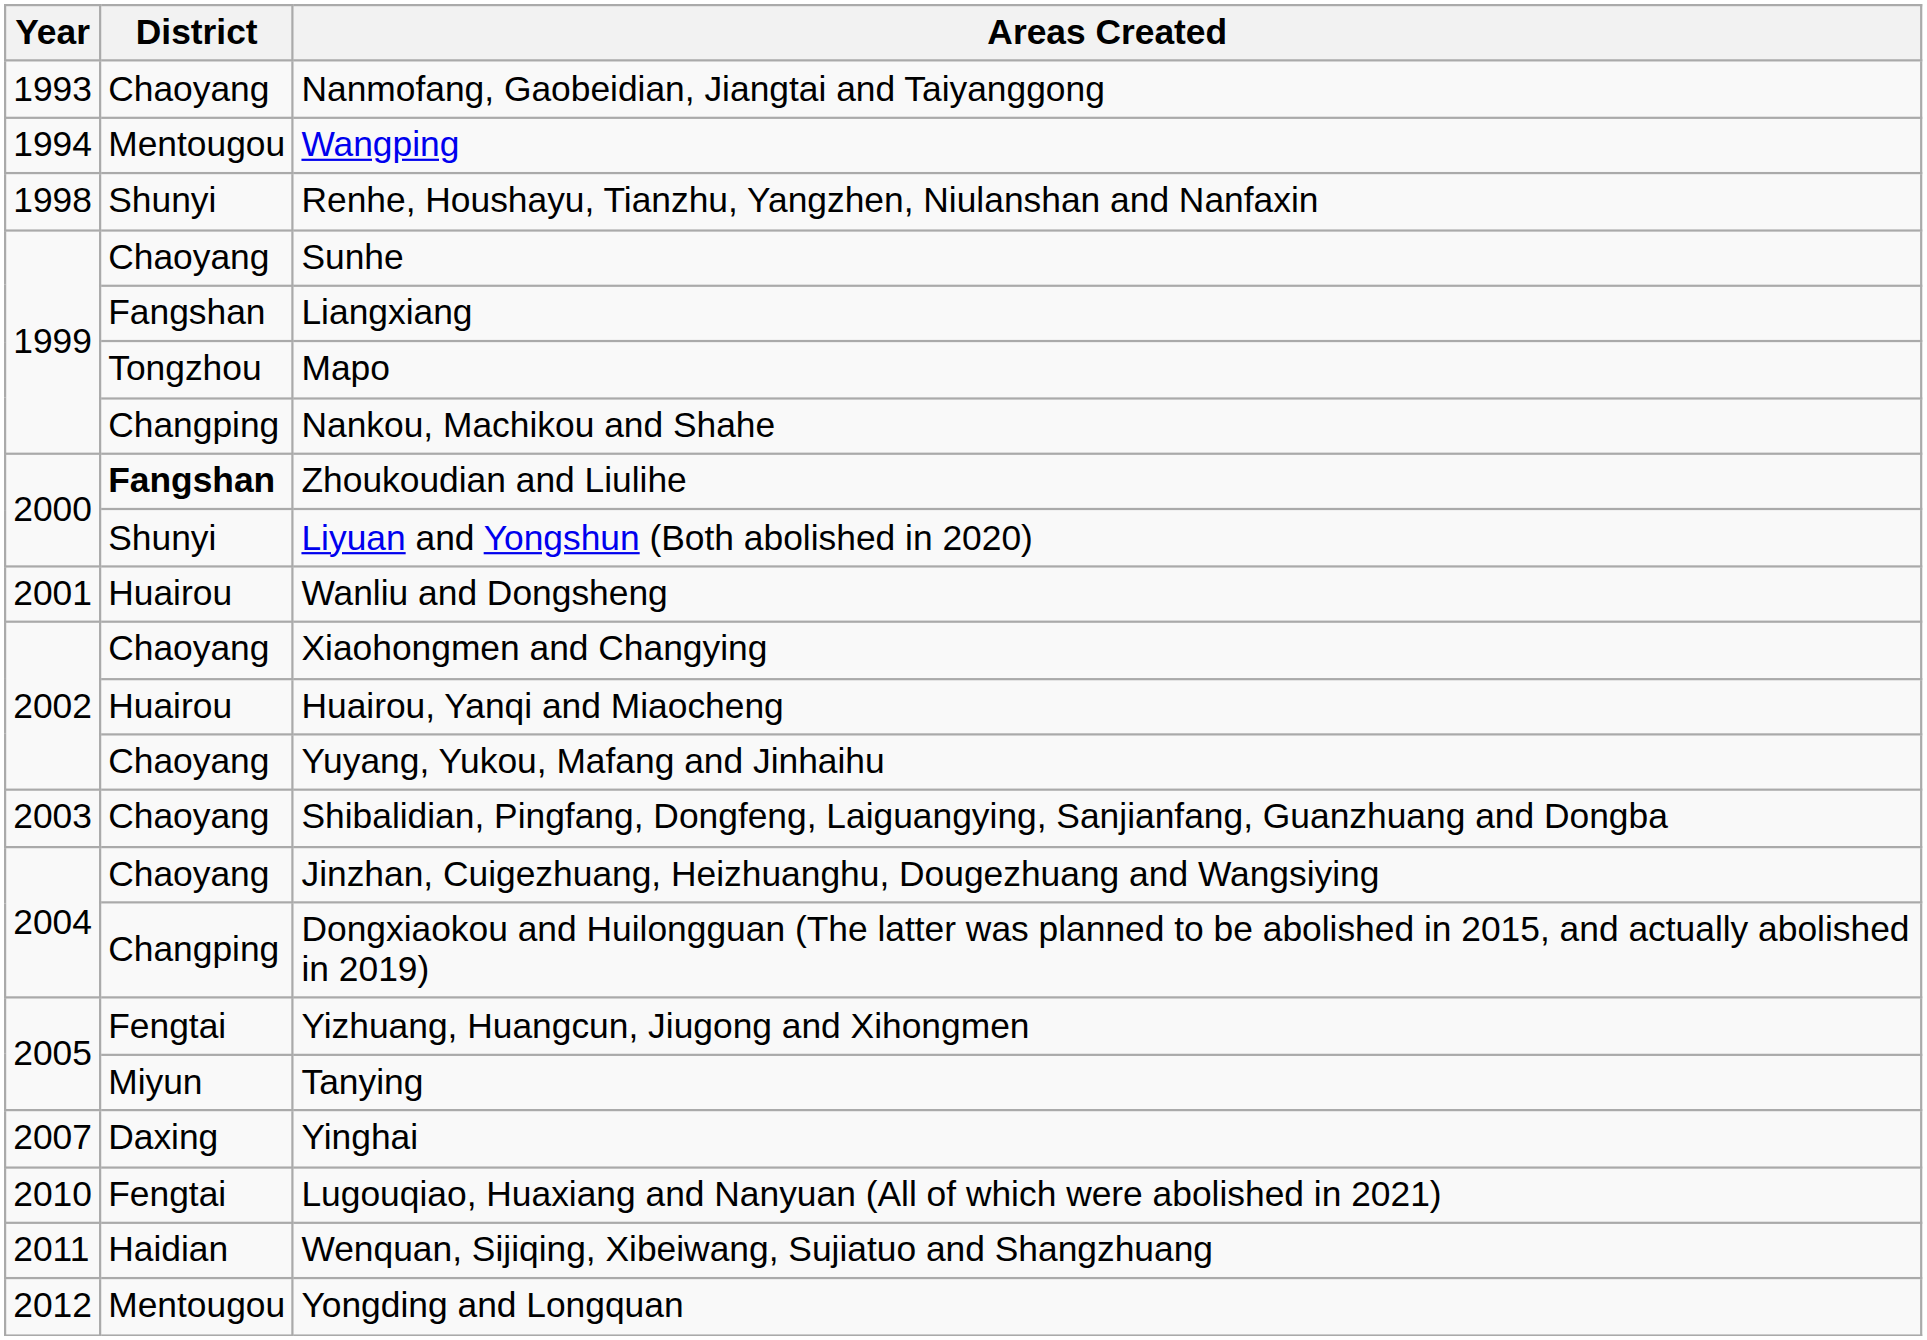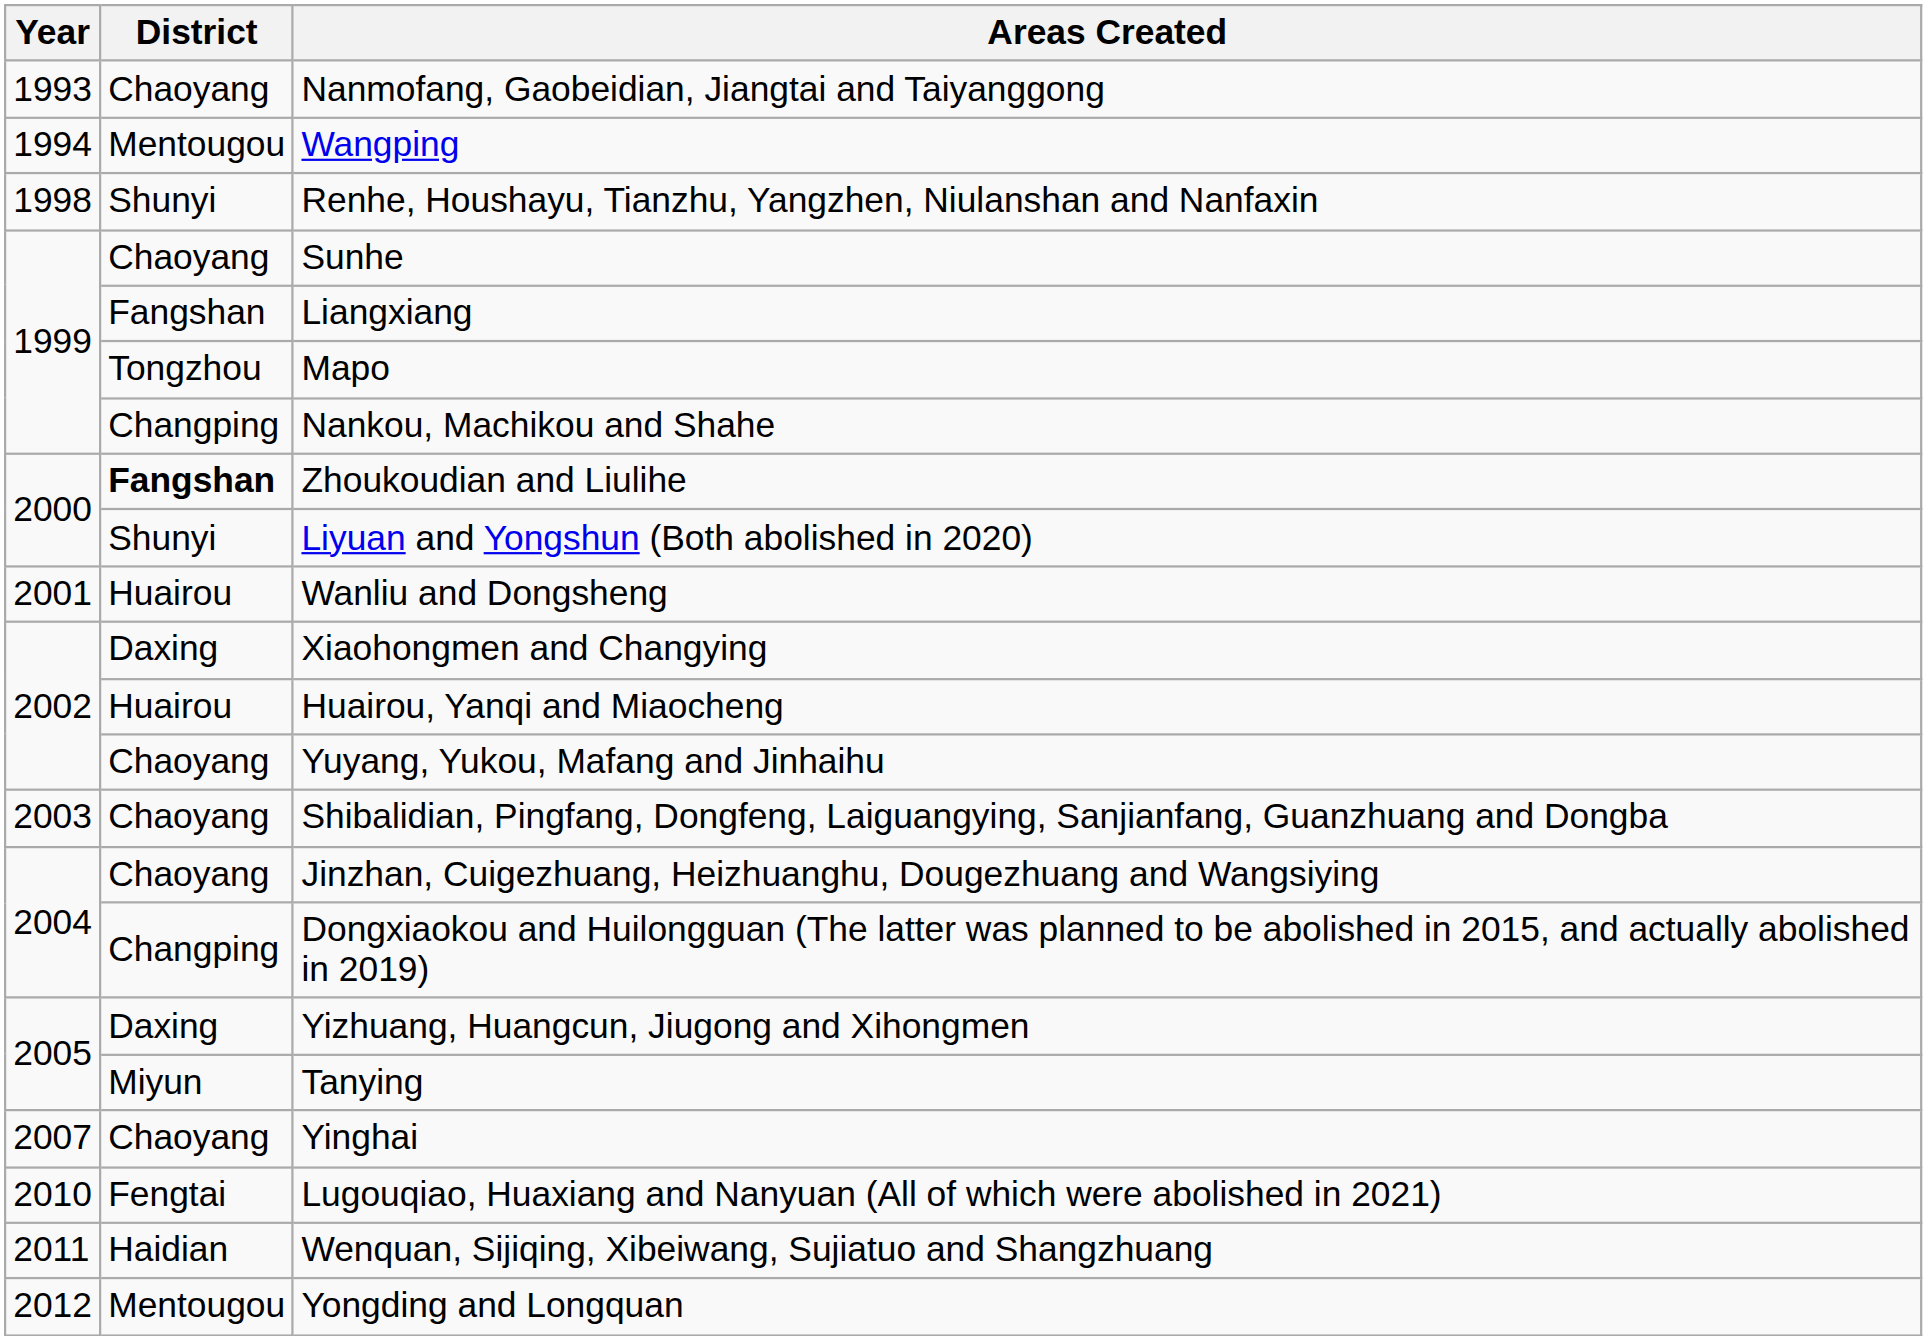(189, 649) Chaoyang -> (163, 649) Daxing
(167, 1025) Fengtai -> (163, 1025) Daxing
(163, 1137) Daxing -> (189, 1137) Chaoyang
